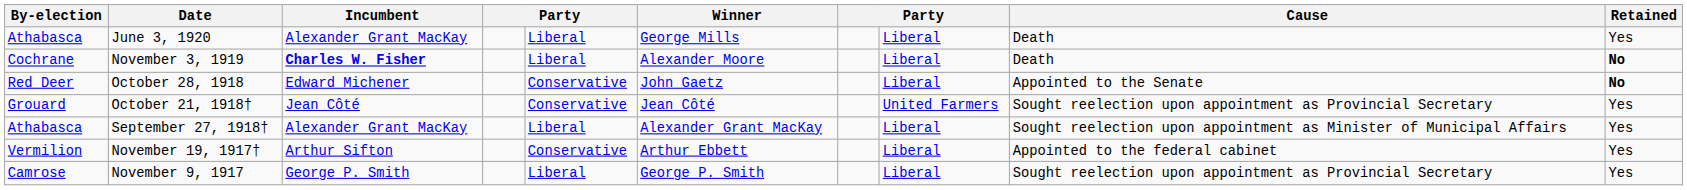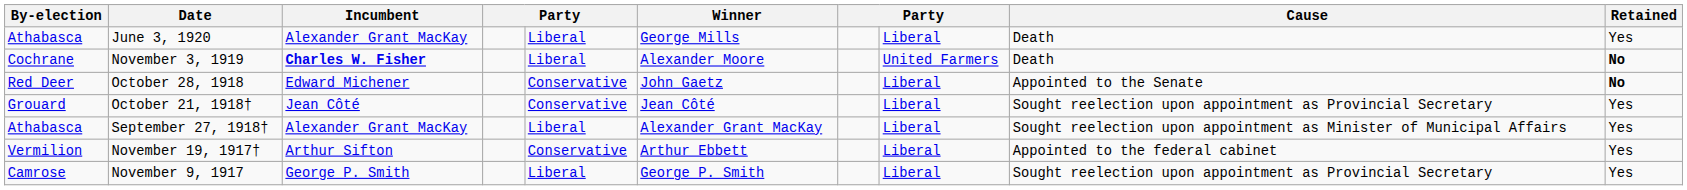(912, 61) Liberal -> (941, 61) United Farmers
(941, 106) United Farmers -> (912, 106) Liberal
